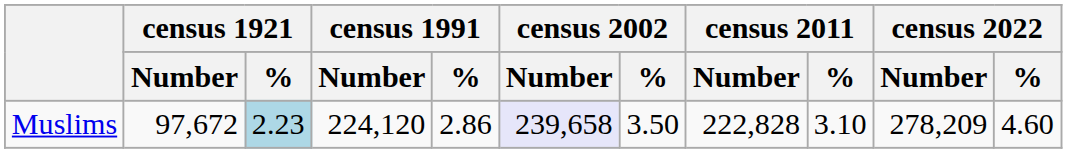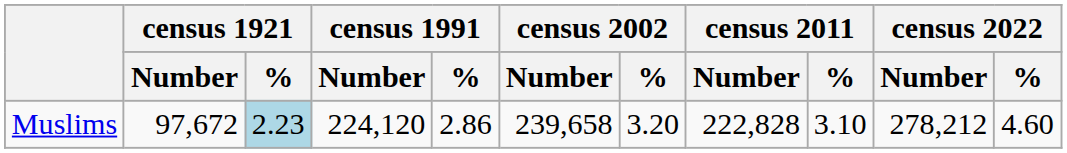(564, 123) lavender background -> (564, 123) no background
(653, 123) 3.50 -> (653, 123) 3.20
(938, 123) 278,209 -> (938, 123) 278,212
